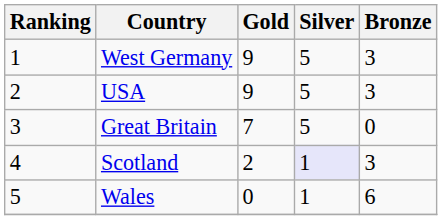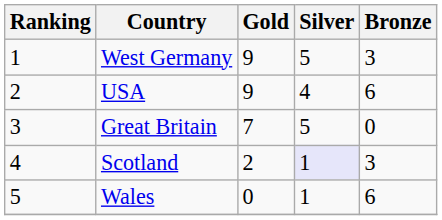(305, 92) 5 -> (305, 92) 4
(370, 92) 3 -> (370, 92) 6
